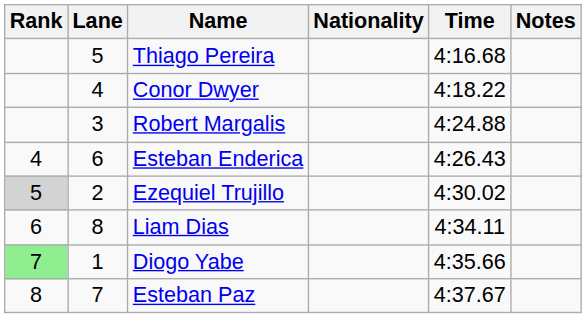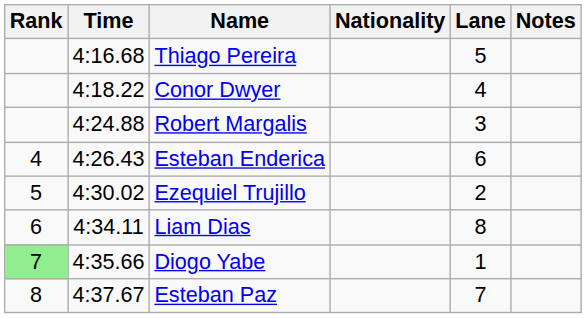columns swapped: (98, 21) <-> (470, 21)
(36, 192) lightgrey background -> (36, 192) no background
